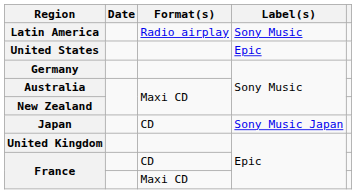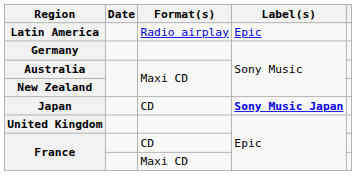(268, 32) Sony Music -> (248, 32) Epic
- row: (55, 51)
(289, 124) normal -> (289, 106) bold
